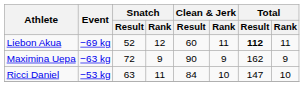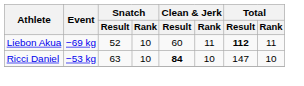(160, 43) 12 -> (145, 43) 10
- row: (41, 59)
(160, 74) 11 -> (145, 59) 10
(191, 74) normal -> (177, 59) bold
